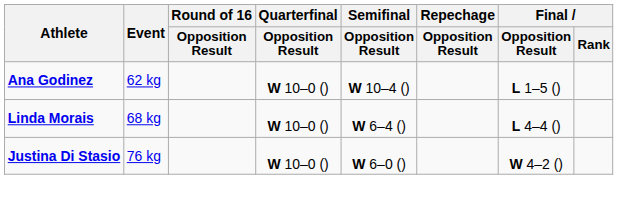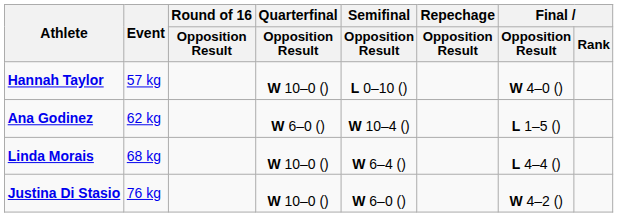+ row: (56, 81)
(298, 89) W 10–0 () -> (298, 126) W 6–0 ()
